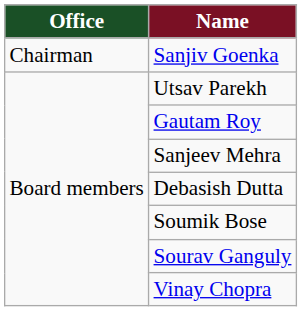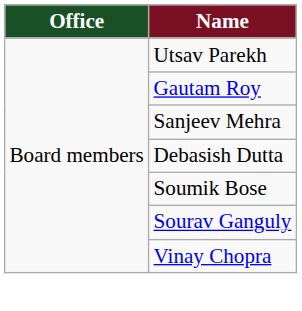- row: (216, 54)
